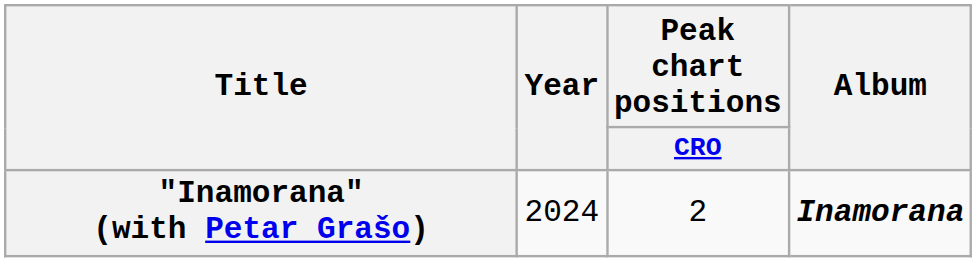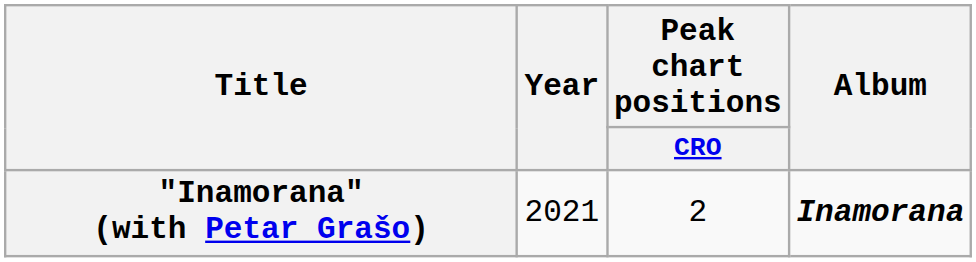(562, 212) 2024 -> (562, 212) 2021
